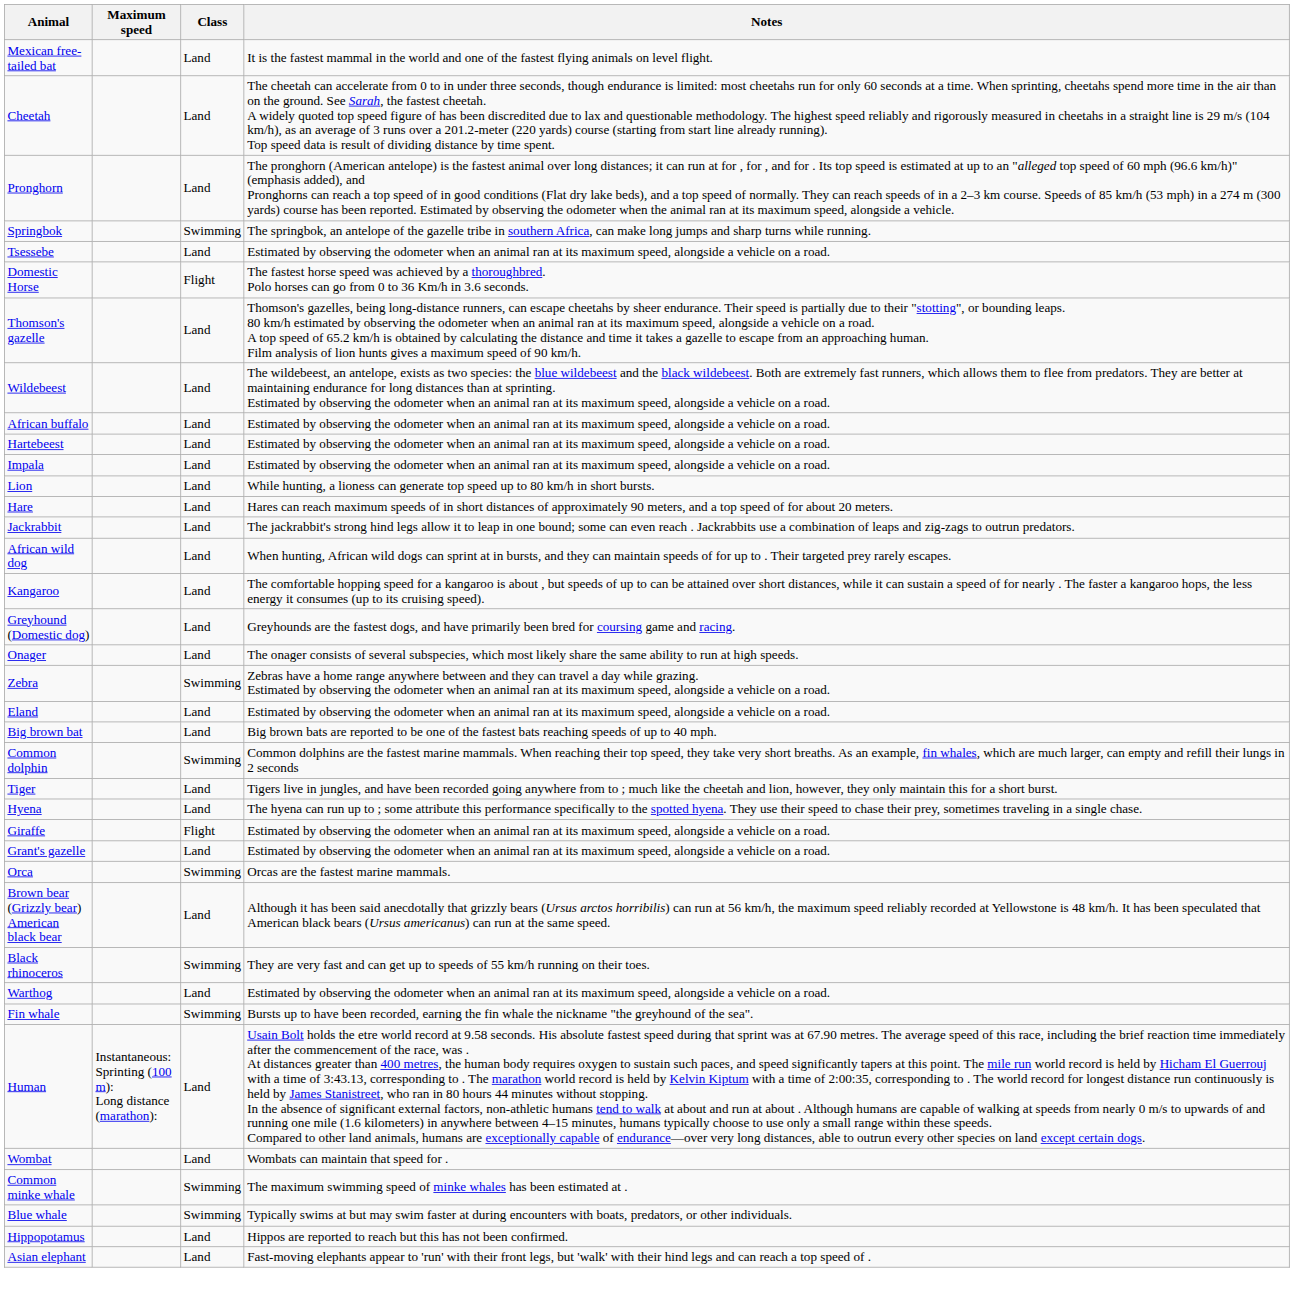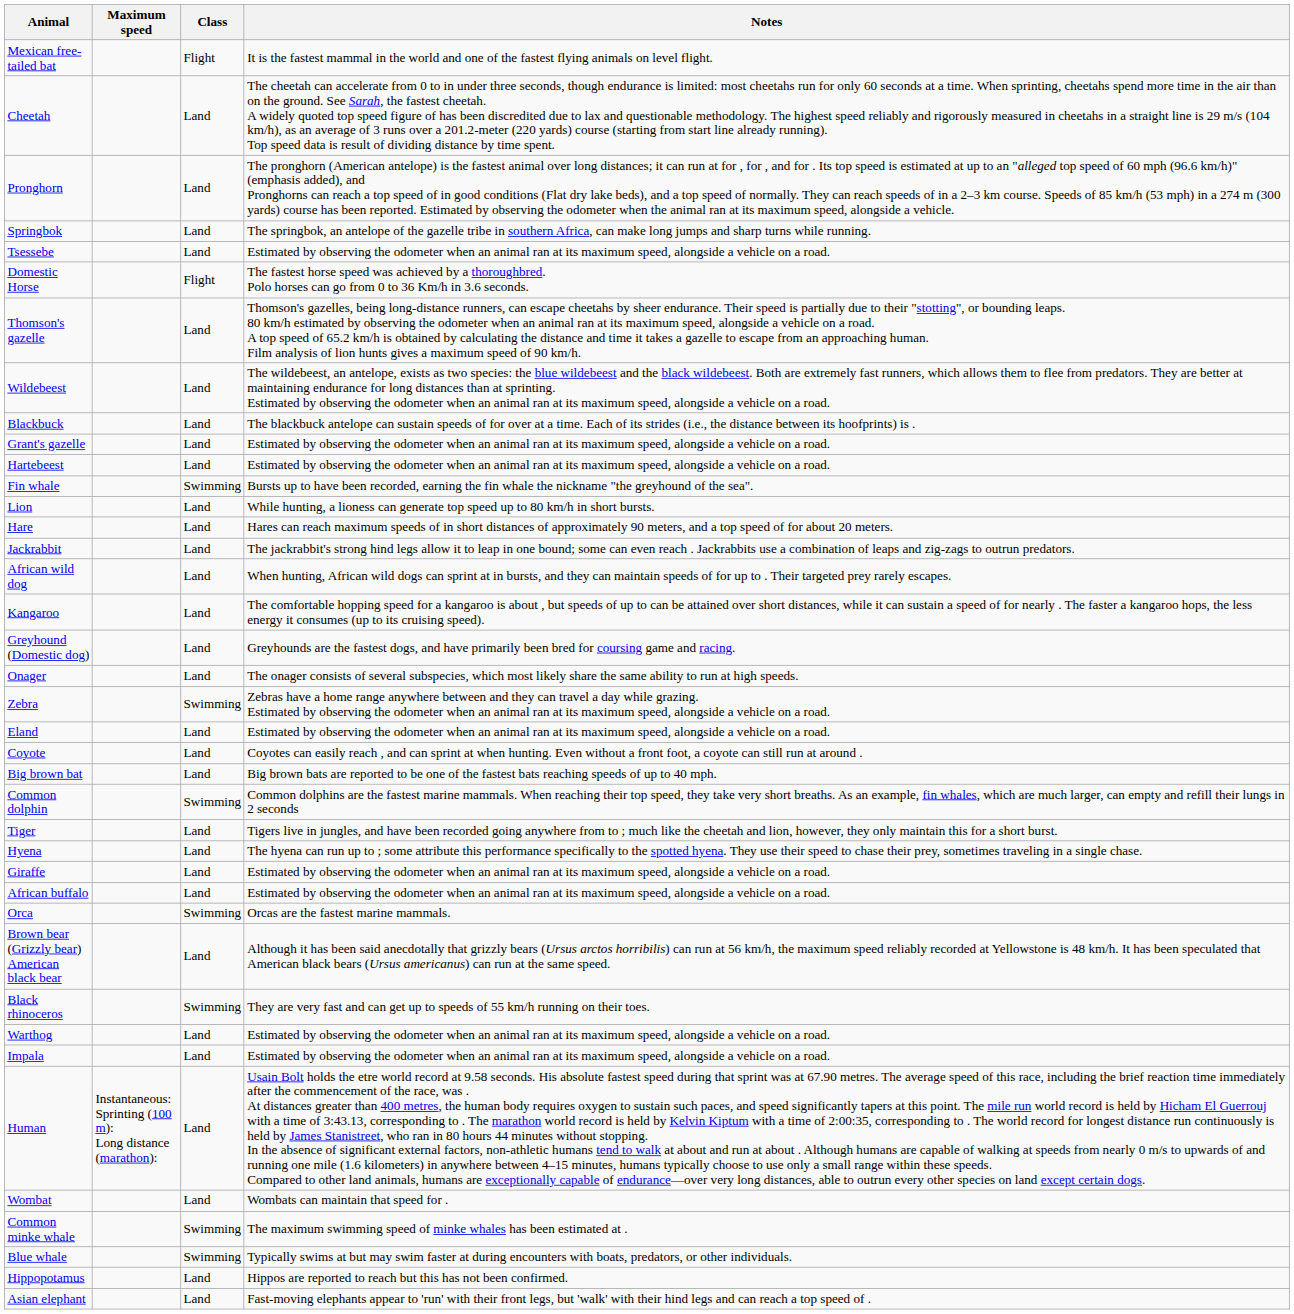(197, 57) Land -> (199, 57) Flight
(212, 230) Swimming -> (197, 230) Land
+ row: (35, 423)
rows swapped: (46, 851) <-> (48, 423)
rows swapped: (26, 465) <-> (33, 1014)
+ row: (26, 753)
(199, 830) Flight -> (197, 871) Land
